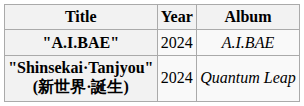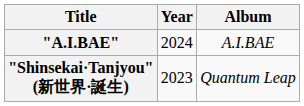(177, 78) 2024 -> (177, 78) 2023
